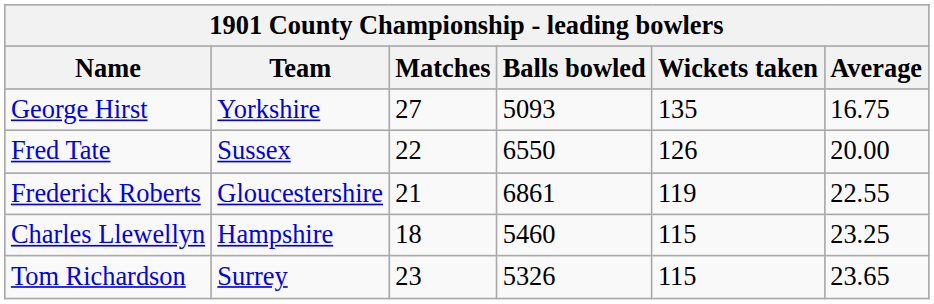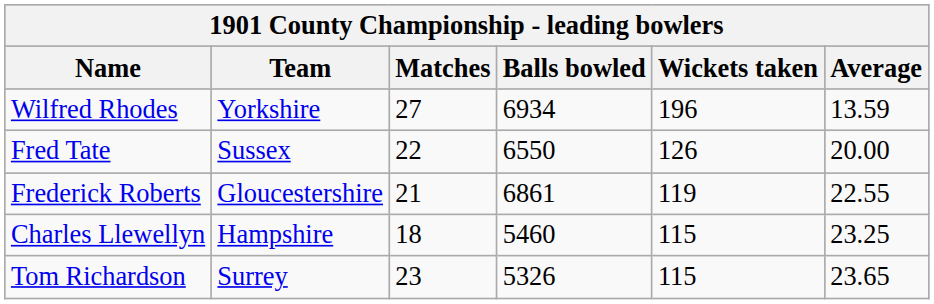+ row: (94, 109)
- row: (79, 109)
